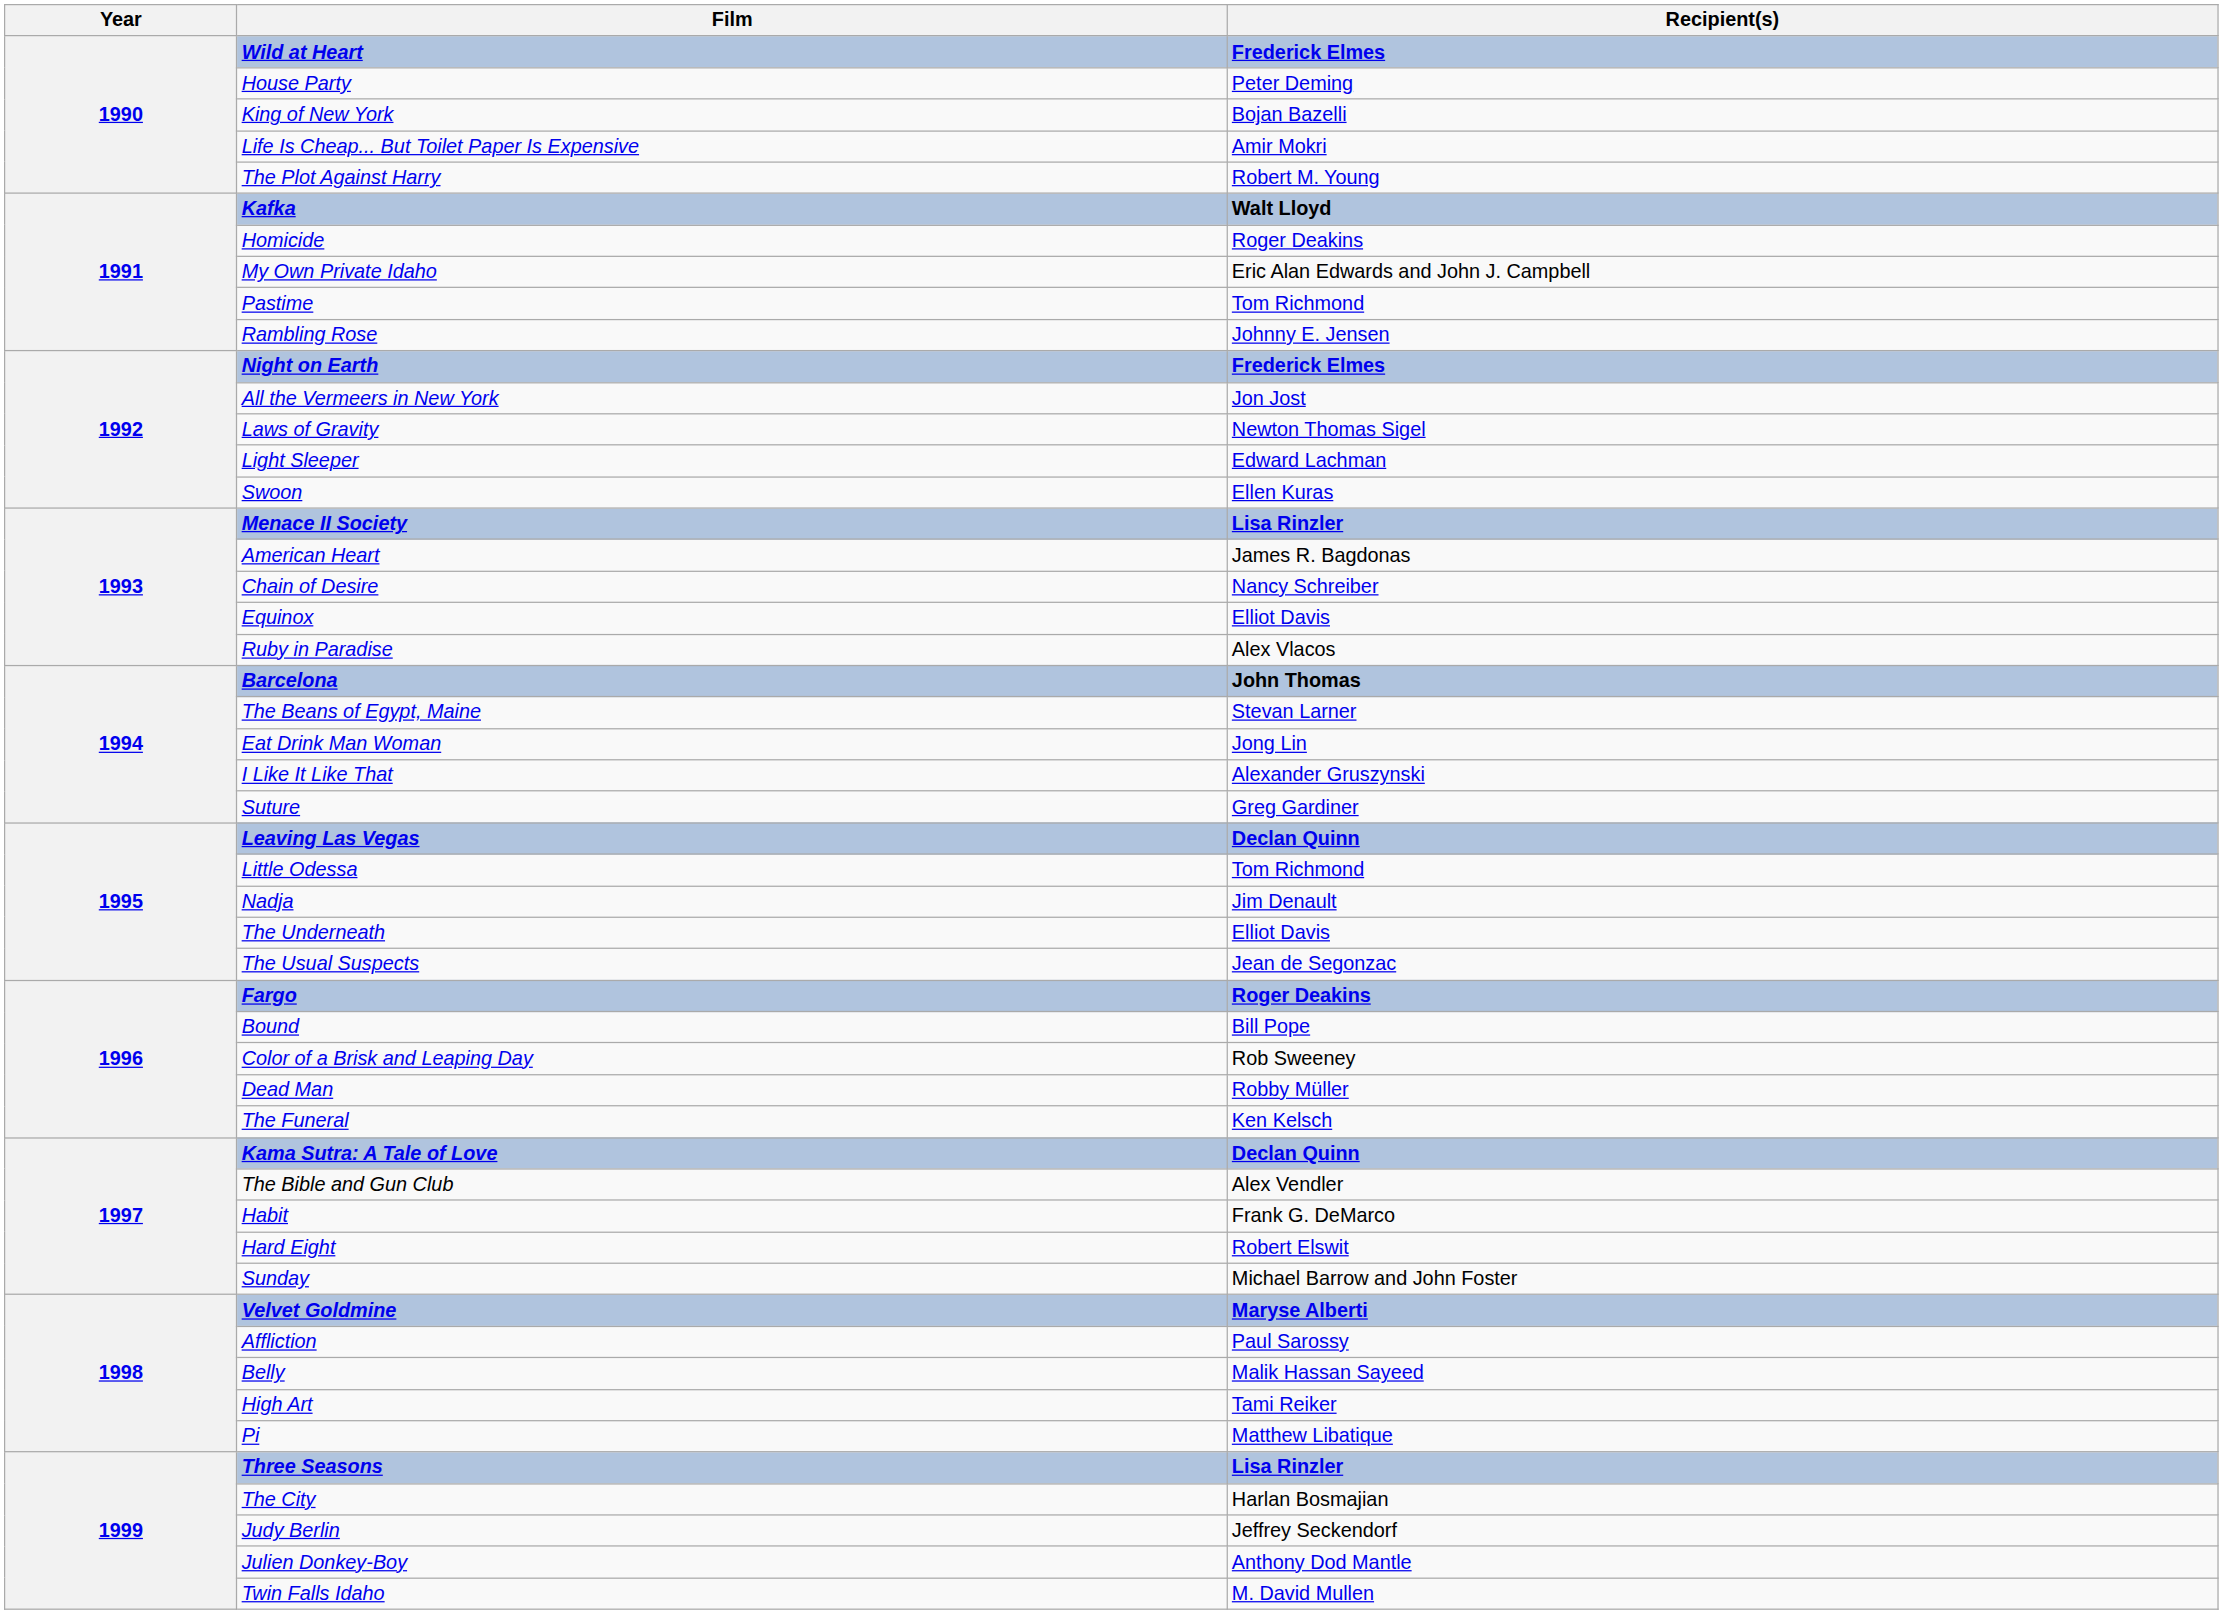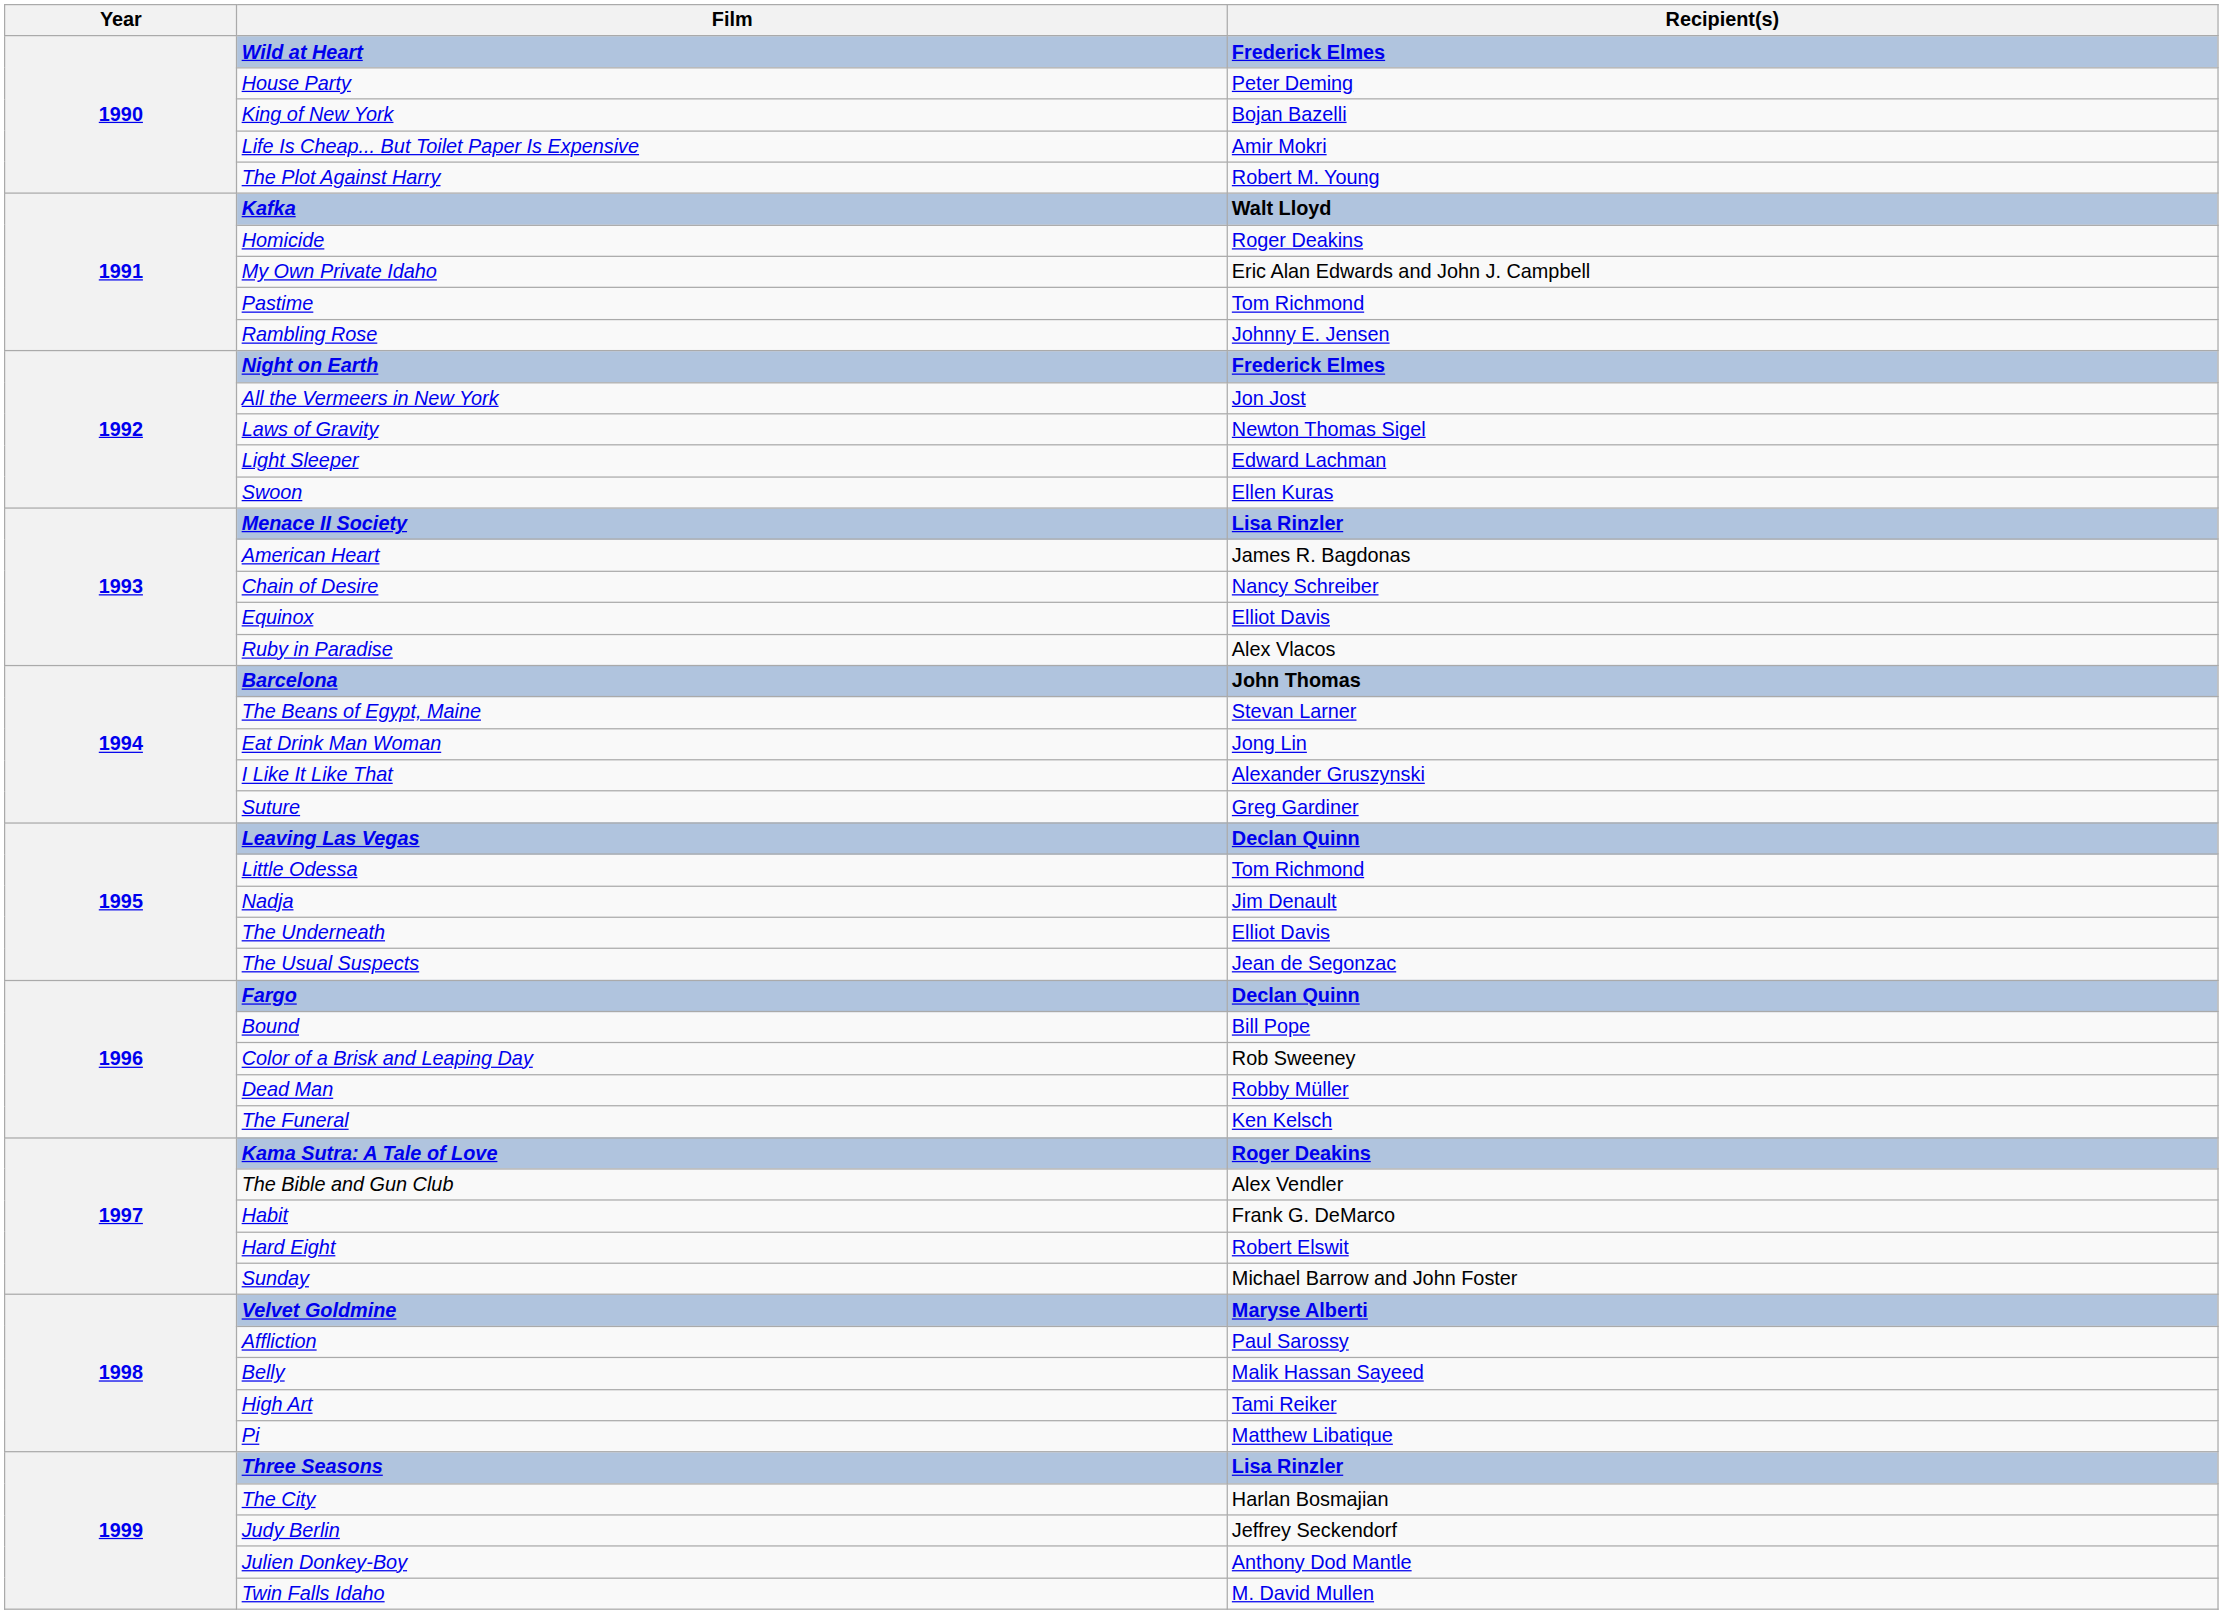(1301, 995) Roger Deakins -> (1296, 995) Declan Quinn
(1296, 1152) Declan Quinn -> (1301, 1152) Roger Deakins
